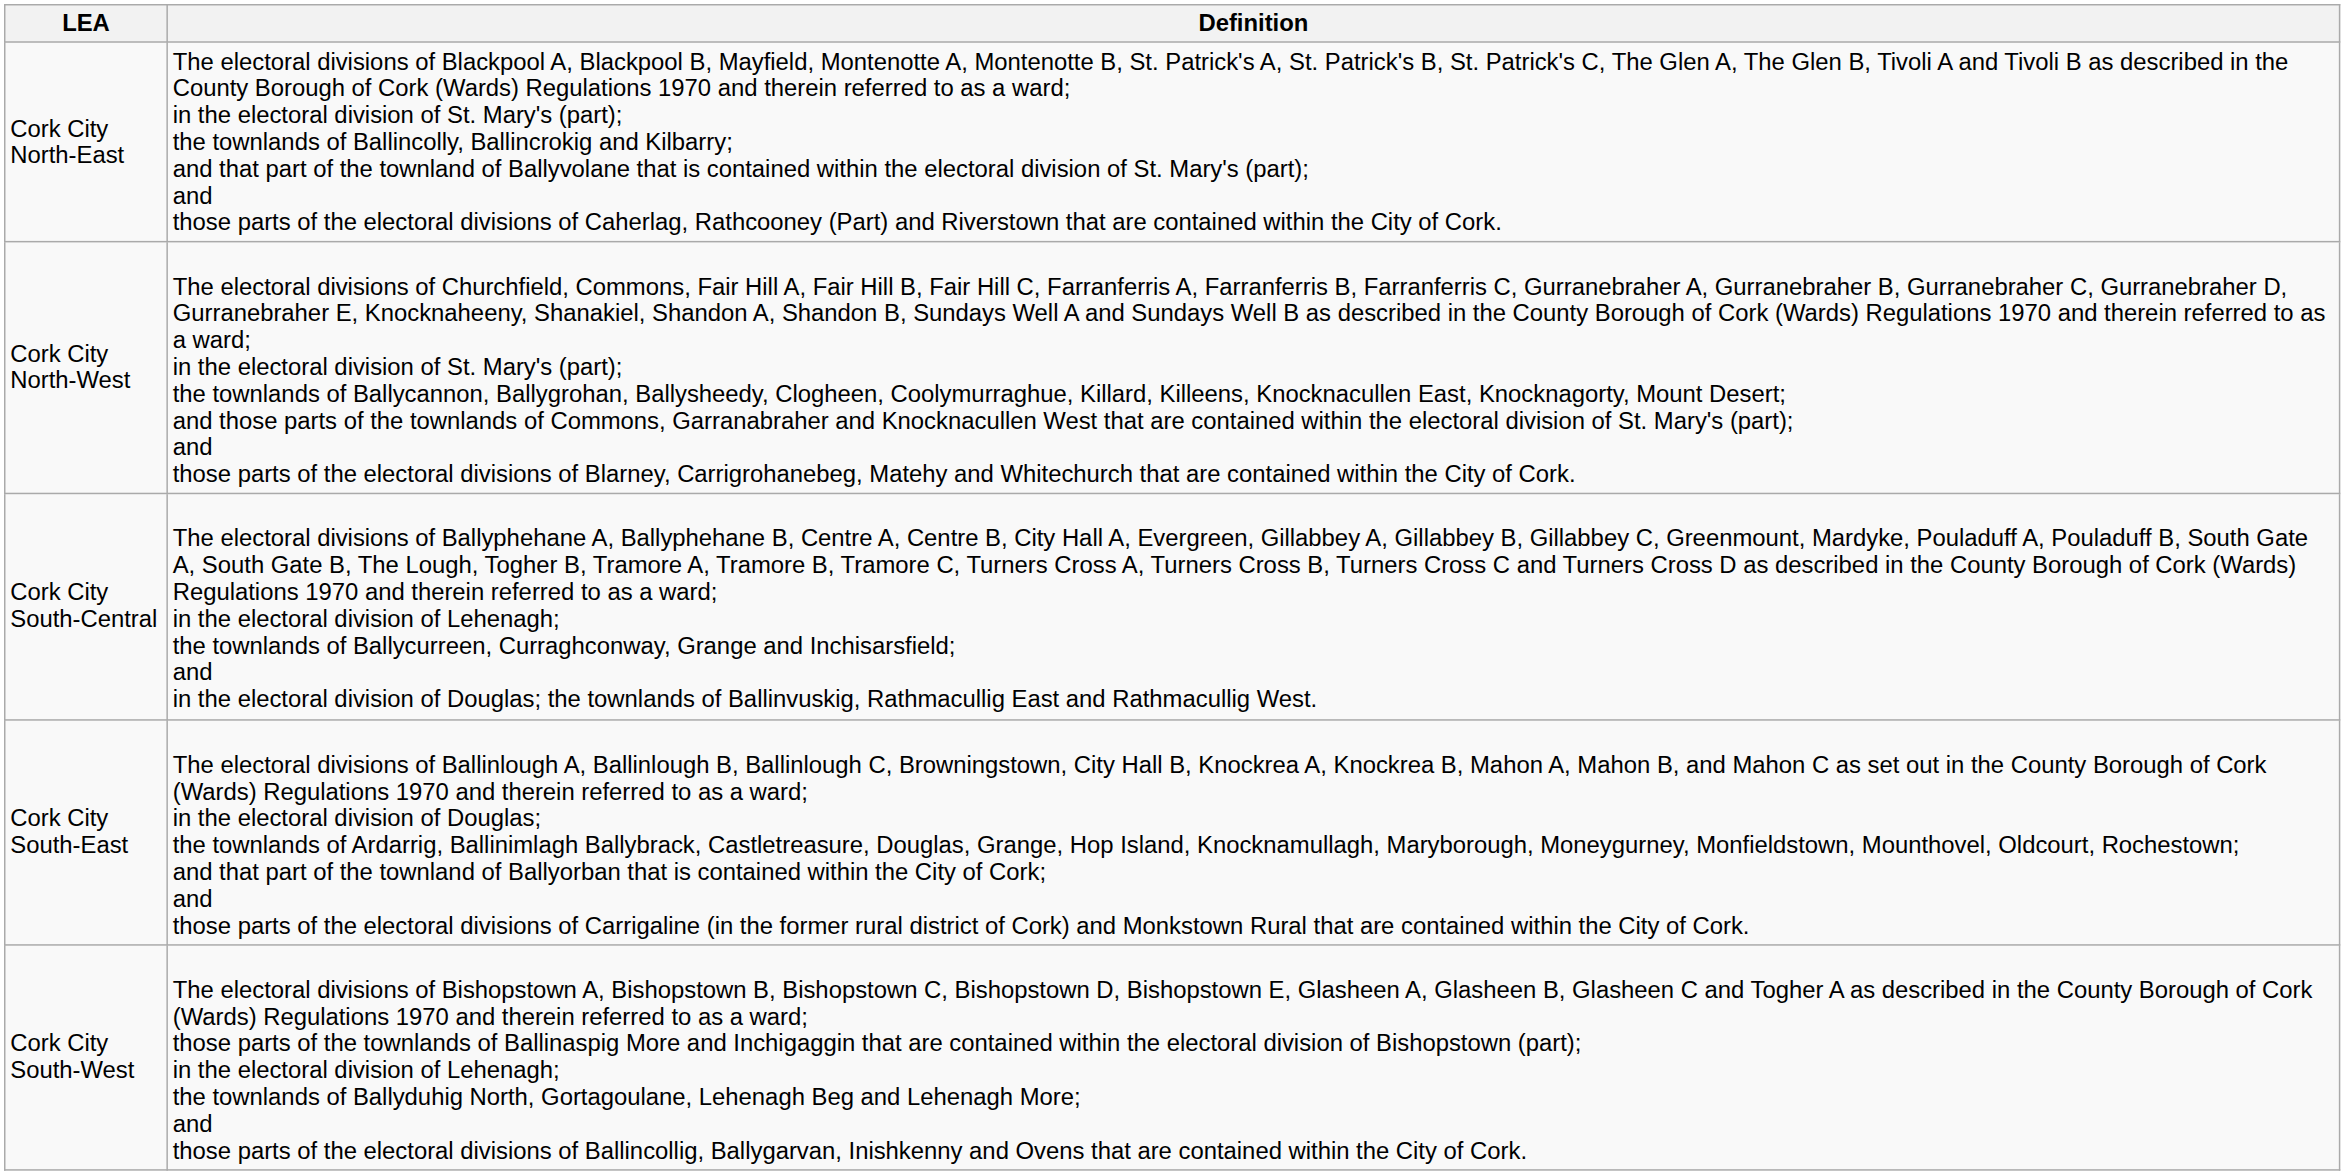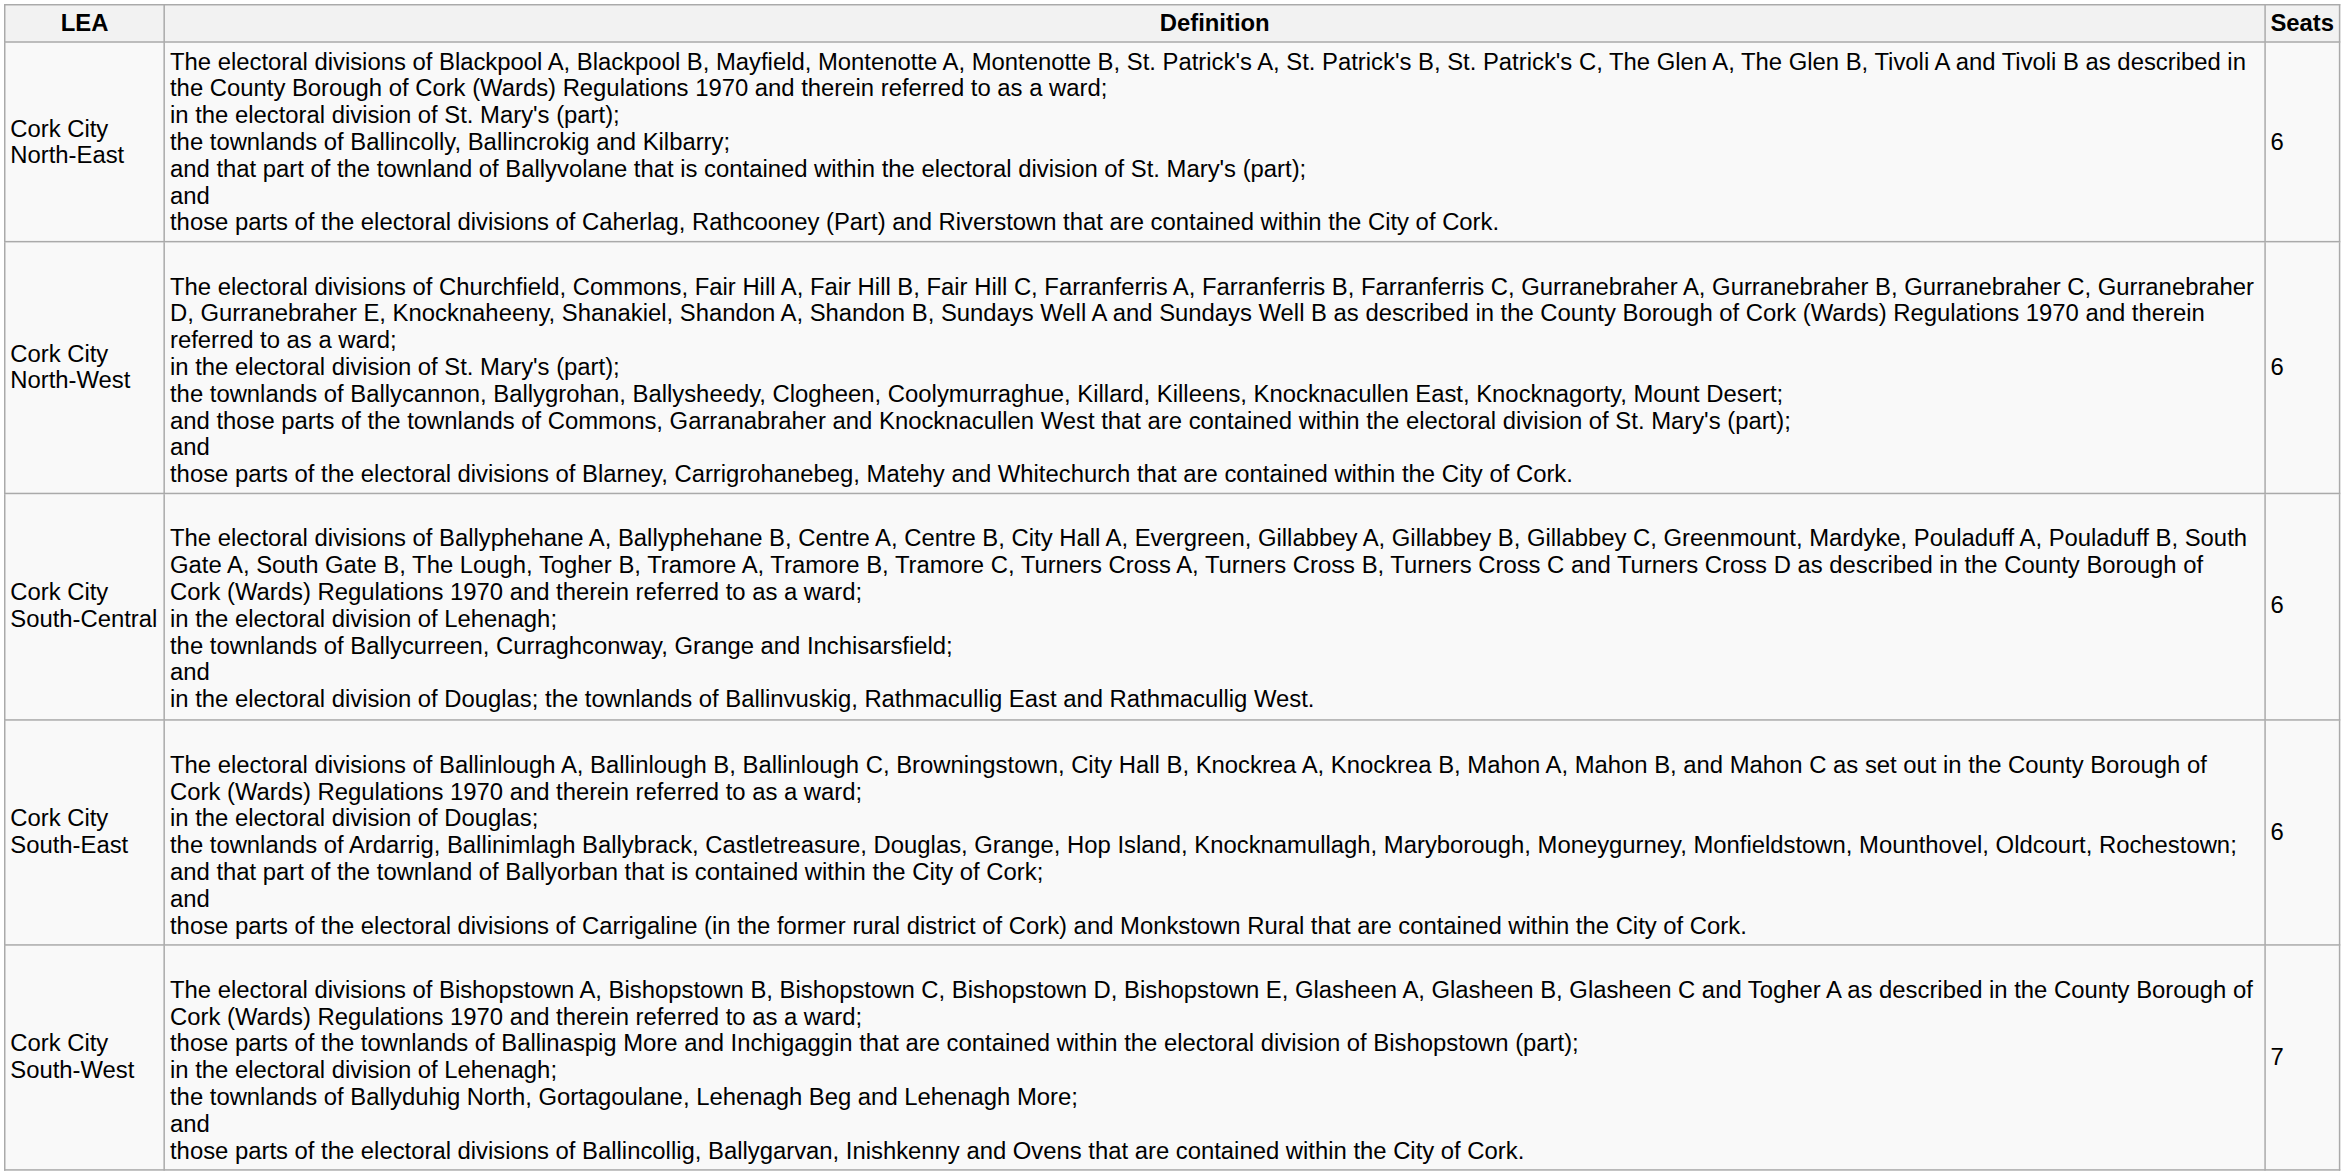+ column: (2302, 23)
